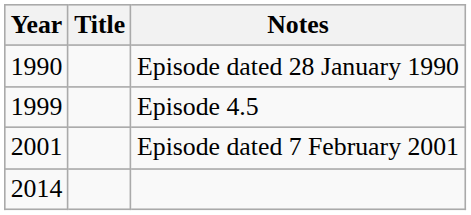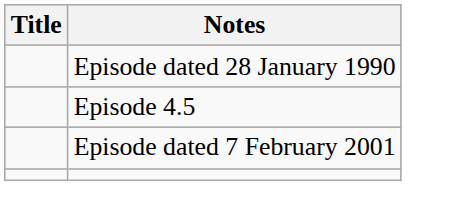- column: (36, 24)
